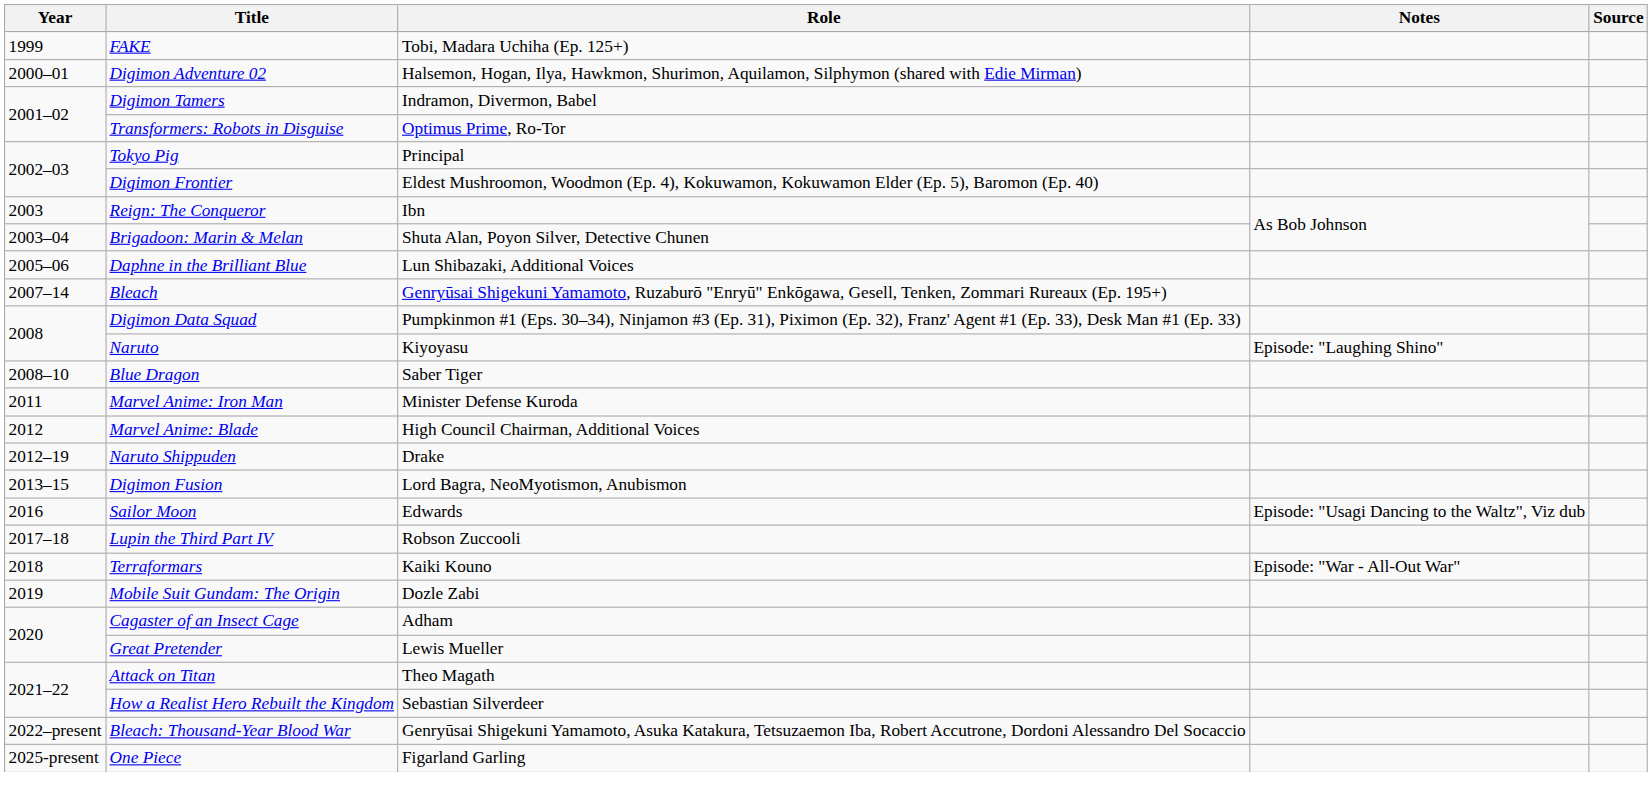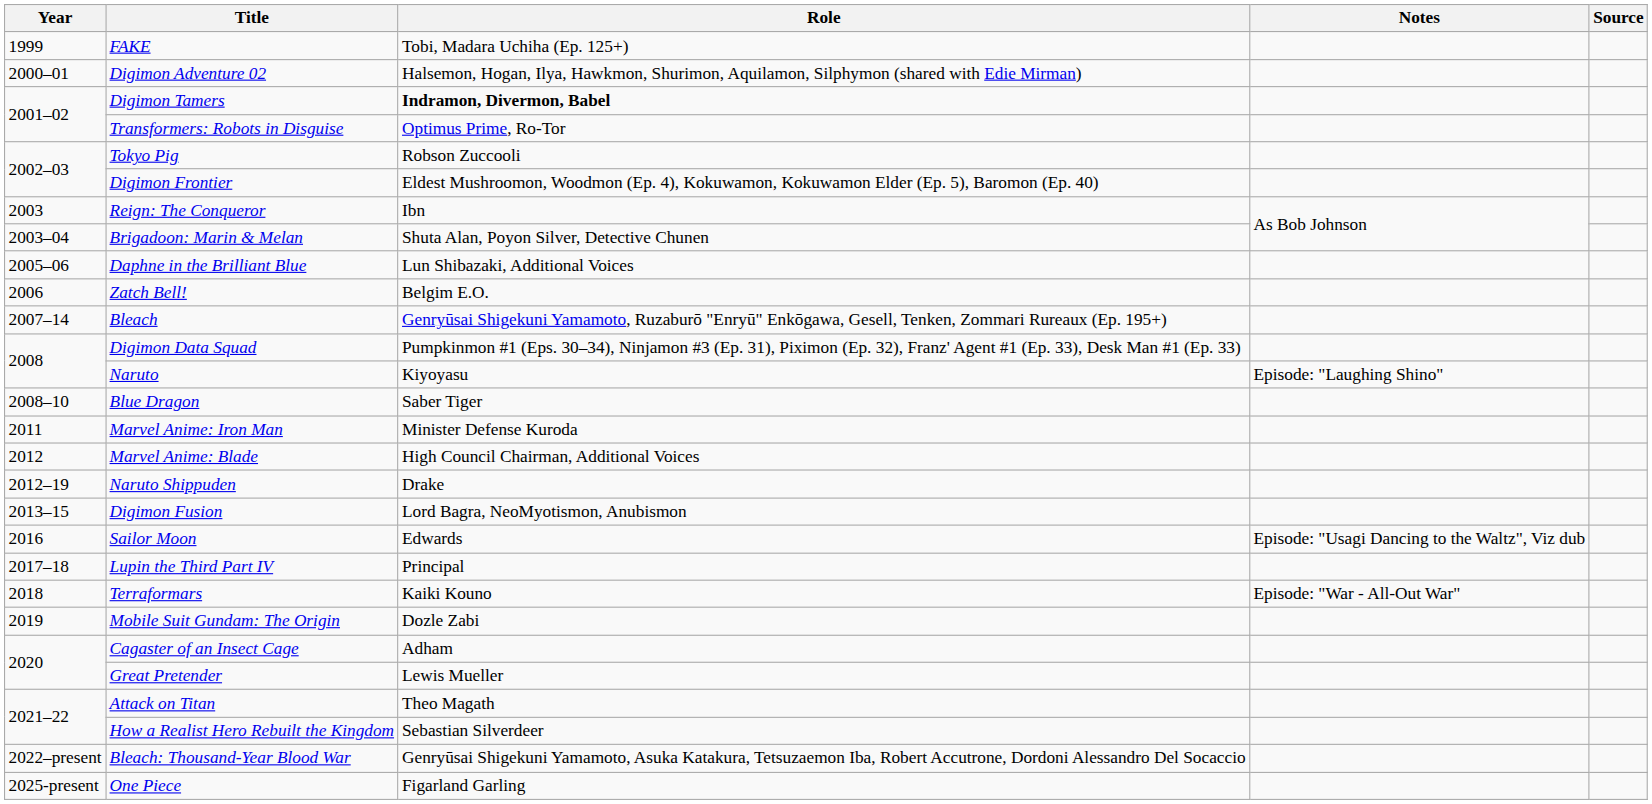(499, 100) normal -> (506, 100) bold
(433, 155) Principal -> (461, 155) Robson Zuccooli
+ row: (148, 292)
(461, 538) Robson Zuccooli -> (433, 566) Principal
